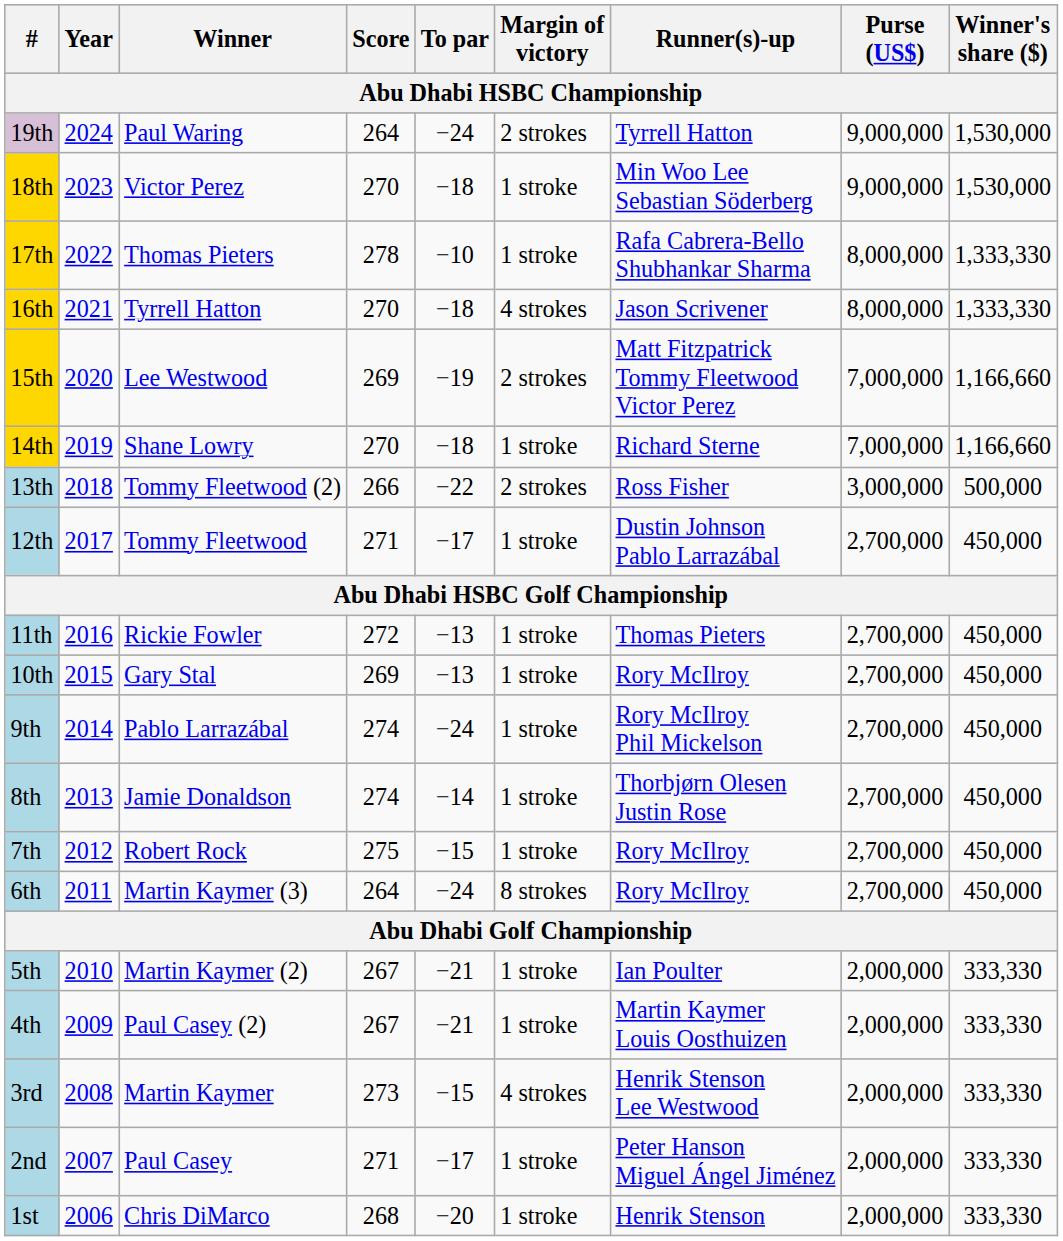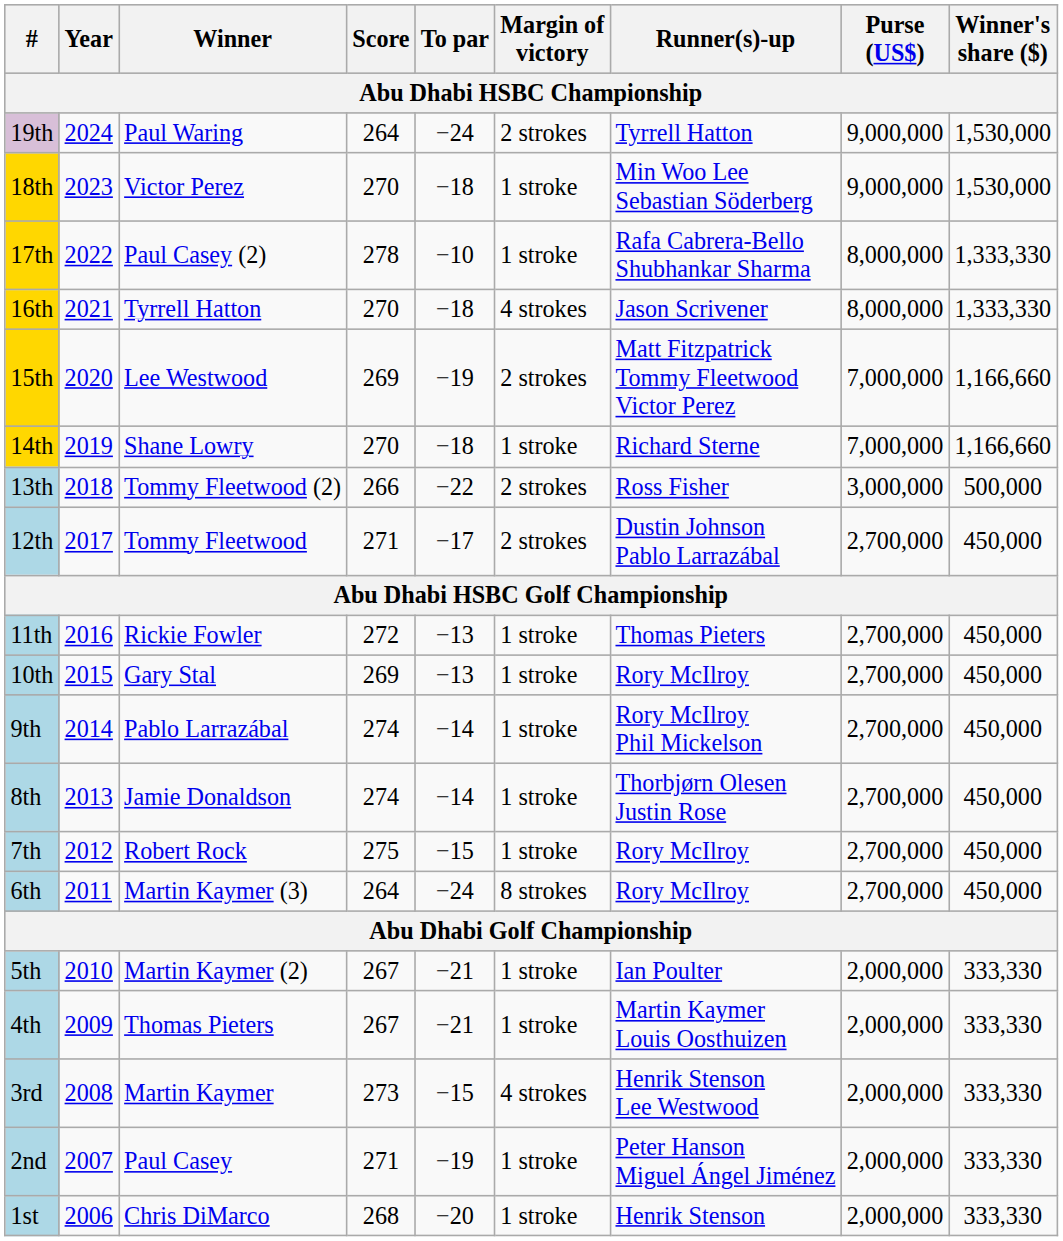(199, 255) Thomas Pieters -> (195, 255) Paul Casey (2)
(539, 540) 1 stroke -> (544, 540) 2 strokes
(455, 728) −24 -> (455, 728) −14
(195, 1025) Paul Casey (2) -> (199, 1025) Thomas Pieters
(455, 1161) −17 -> (455, 1161) −19
